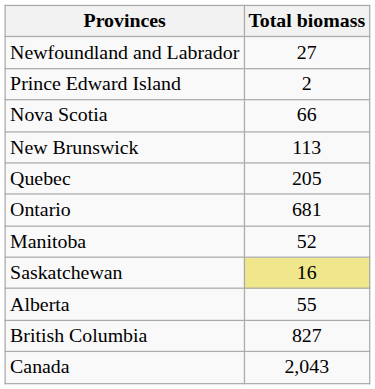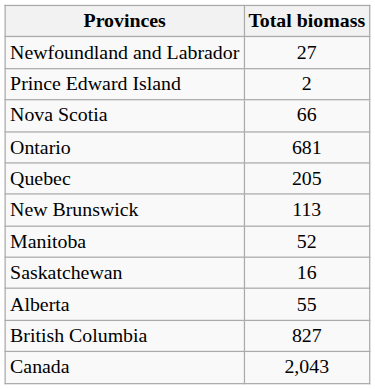rows swapped: (74, 146) <-> (40, 209)
(307, 272) khaki background -> (307, 272) no background
